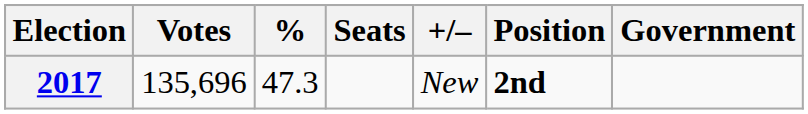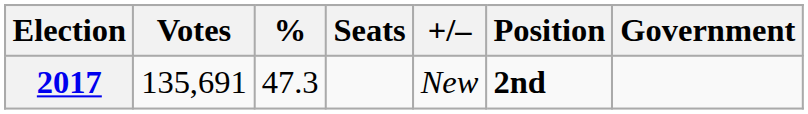(194, 81) 135,696 -> (194, 81) 135,691
